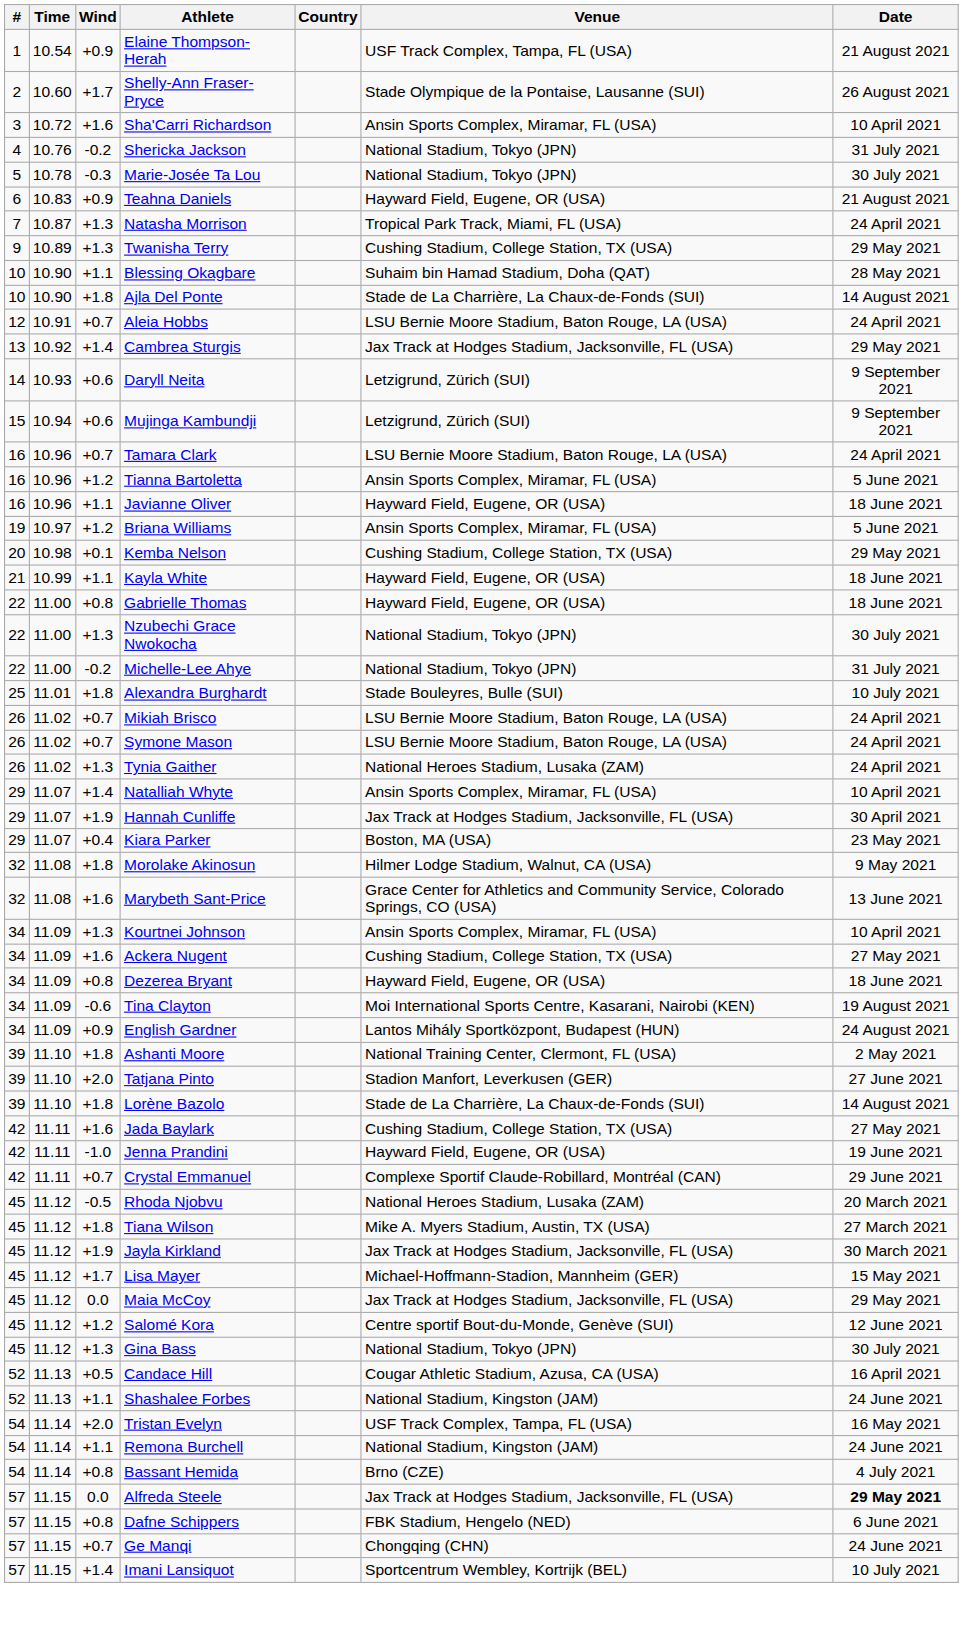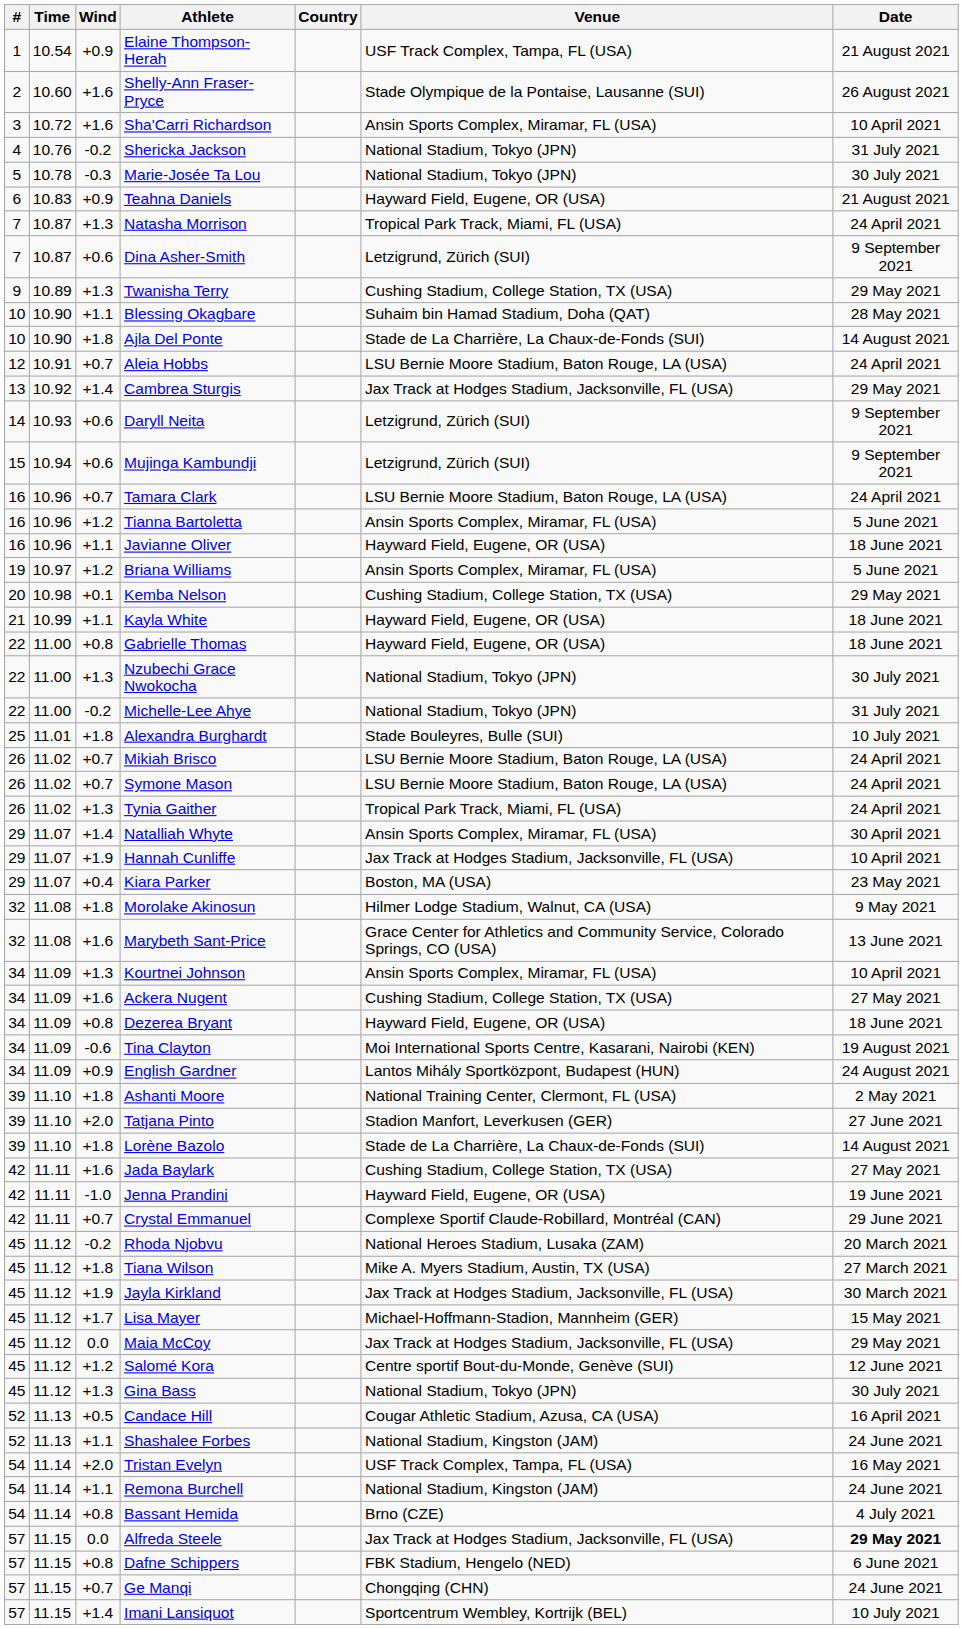(98, 92) +1.7 -> (98, 92) +1.6
+ row: (185, 257)
(505, 767) National Heroes Stadium, Lusaka (ZAM) -> (493, 809) Tropical Park Track, Miami, FL (USA)
(896, 792) 10 April 2021 -> (896, 833) 30 April 2021
(896, 816) 30 April 2021 -> (896, 858) 10 April 2021
(98, 1202) -0.5 -> (98, 1244) -0.2
